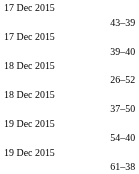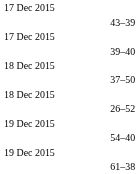rows swapped: (56, 109) <-> (56, 80)
